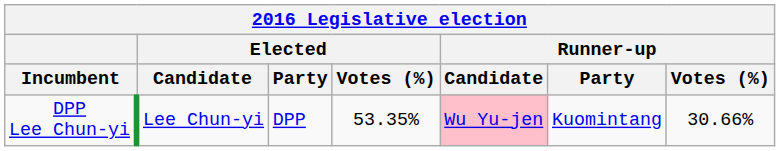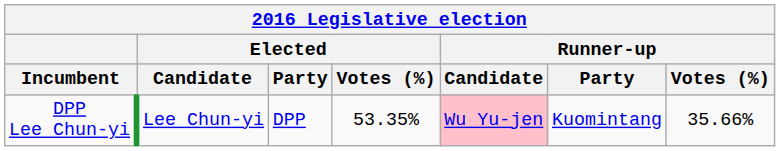(720, 120) 30.66% -> (720, 120) 35.66%
